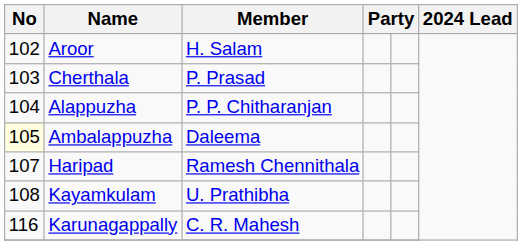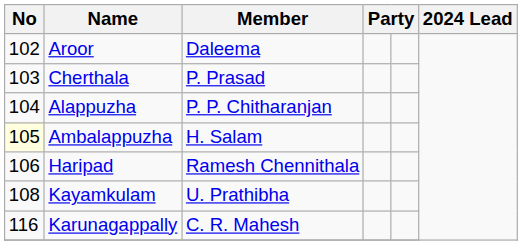(224, 48) H. Salam -> (223, 48) Daleema
(223, 136) Daleema -> (224, 136) H. Salam
(24, 166) 107 -> (24, 166) 106
